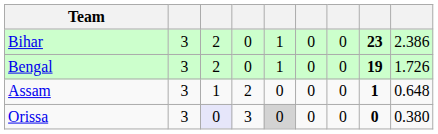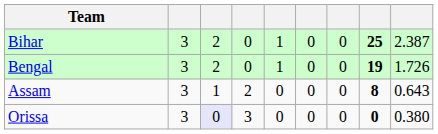(375, 41) 23 -> (375, 41) 25
(412, 41) 2.386 -> (412, 41) 2.387
(375, 91) 1 -> (375, 91) 8
(412, 91) 0.648 -> (412, 91) 0.643
(280, 116) lightgrey background -> (280, 116) no background
